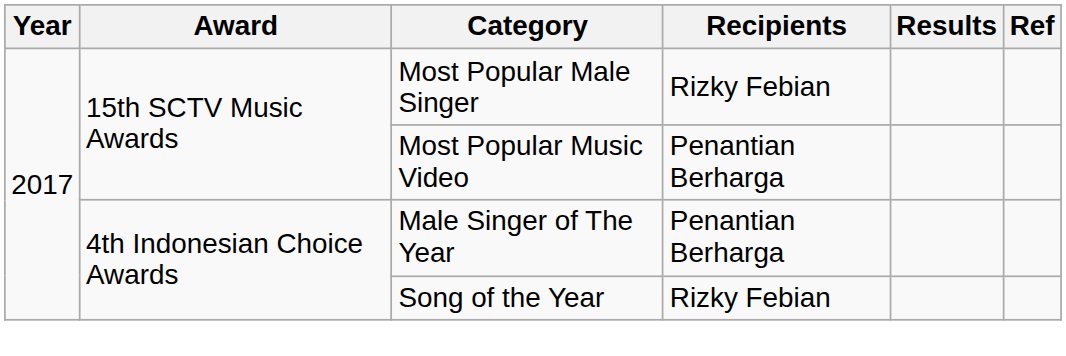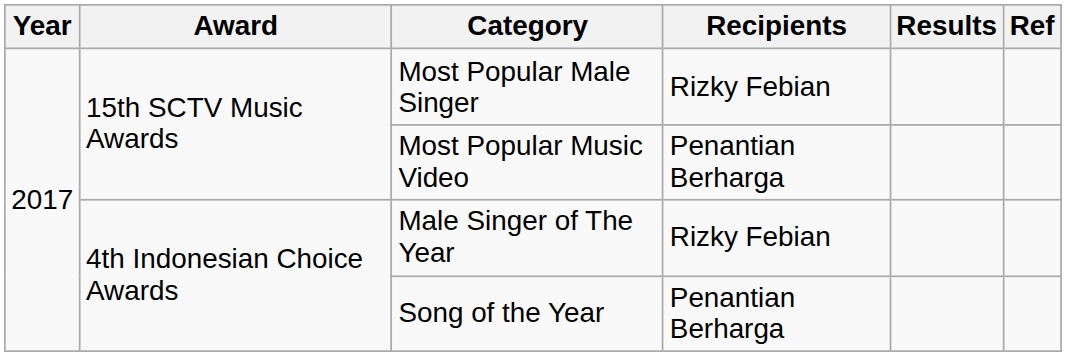(733, 237) Penantian Berharga -> (750, 237) Rizky Febian
(750, 297) Rizky Febian -> (733, 312) Penantian Berharga
